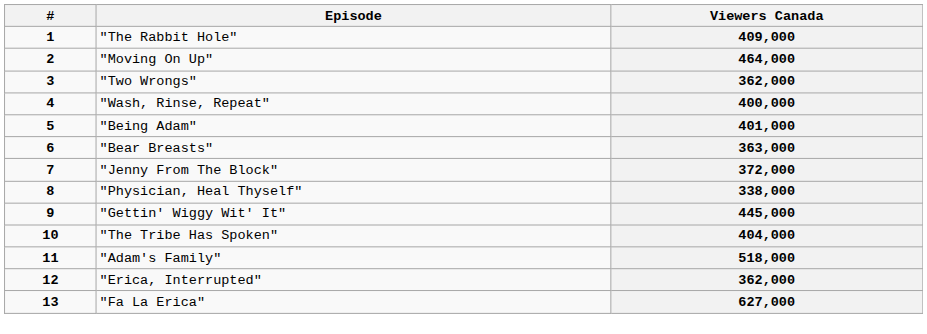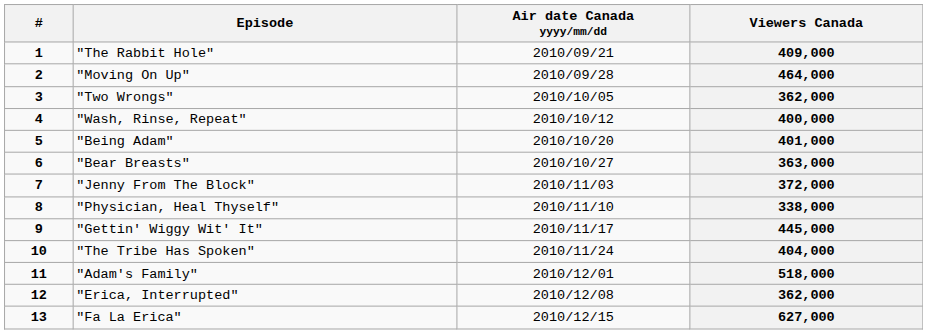+ column: (573, 23)
